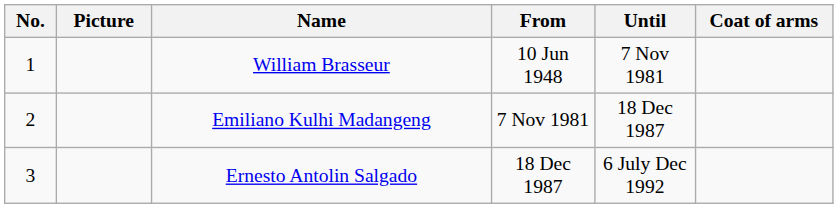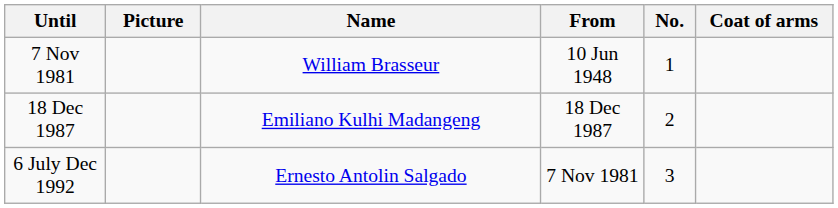columns swapped: (30, 21) <-> (645, 21)
(543, 120) 7 Nov 1981 -> (592, 120) 18 Dec 1987
(543, 175) 18 Dec 1987 -> (592, 175) 7 Nov 1981
